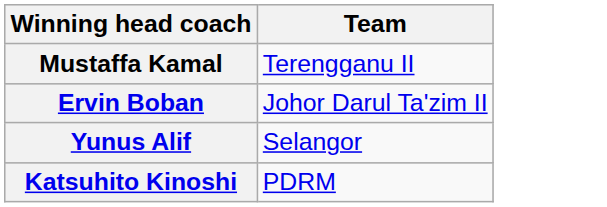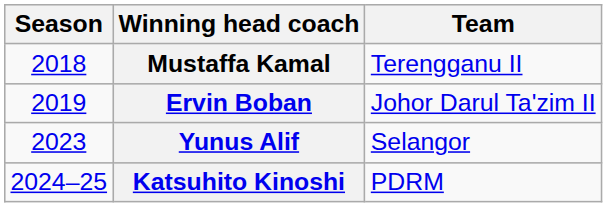+ column: (59, 24)
